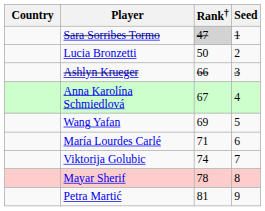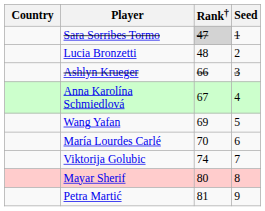(203, 53) 50 -> (203, 53) 48
(203, 141) 71 -> (203, 141) 70
(203, 178) 78 -> (203, 178) 80
